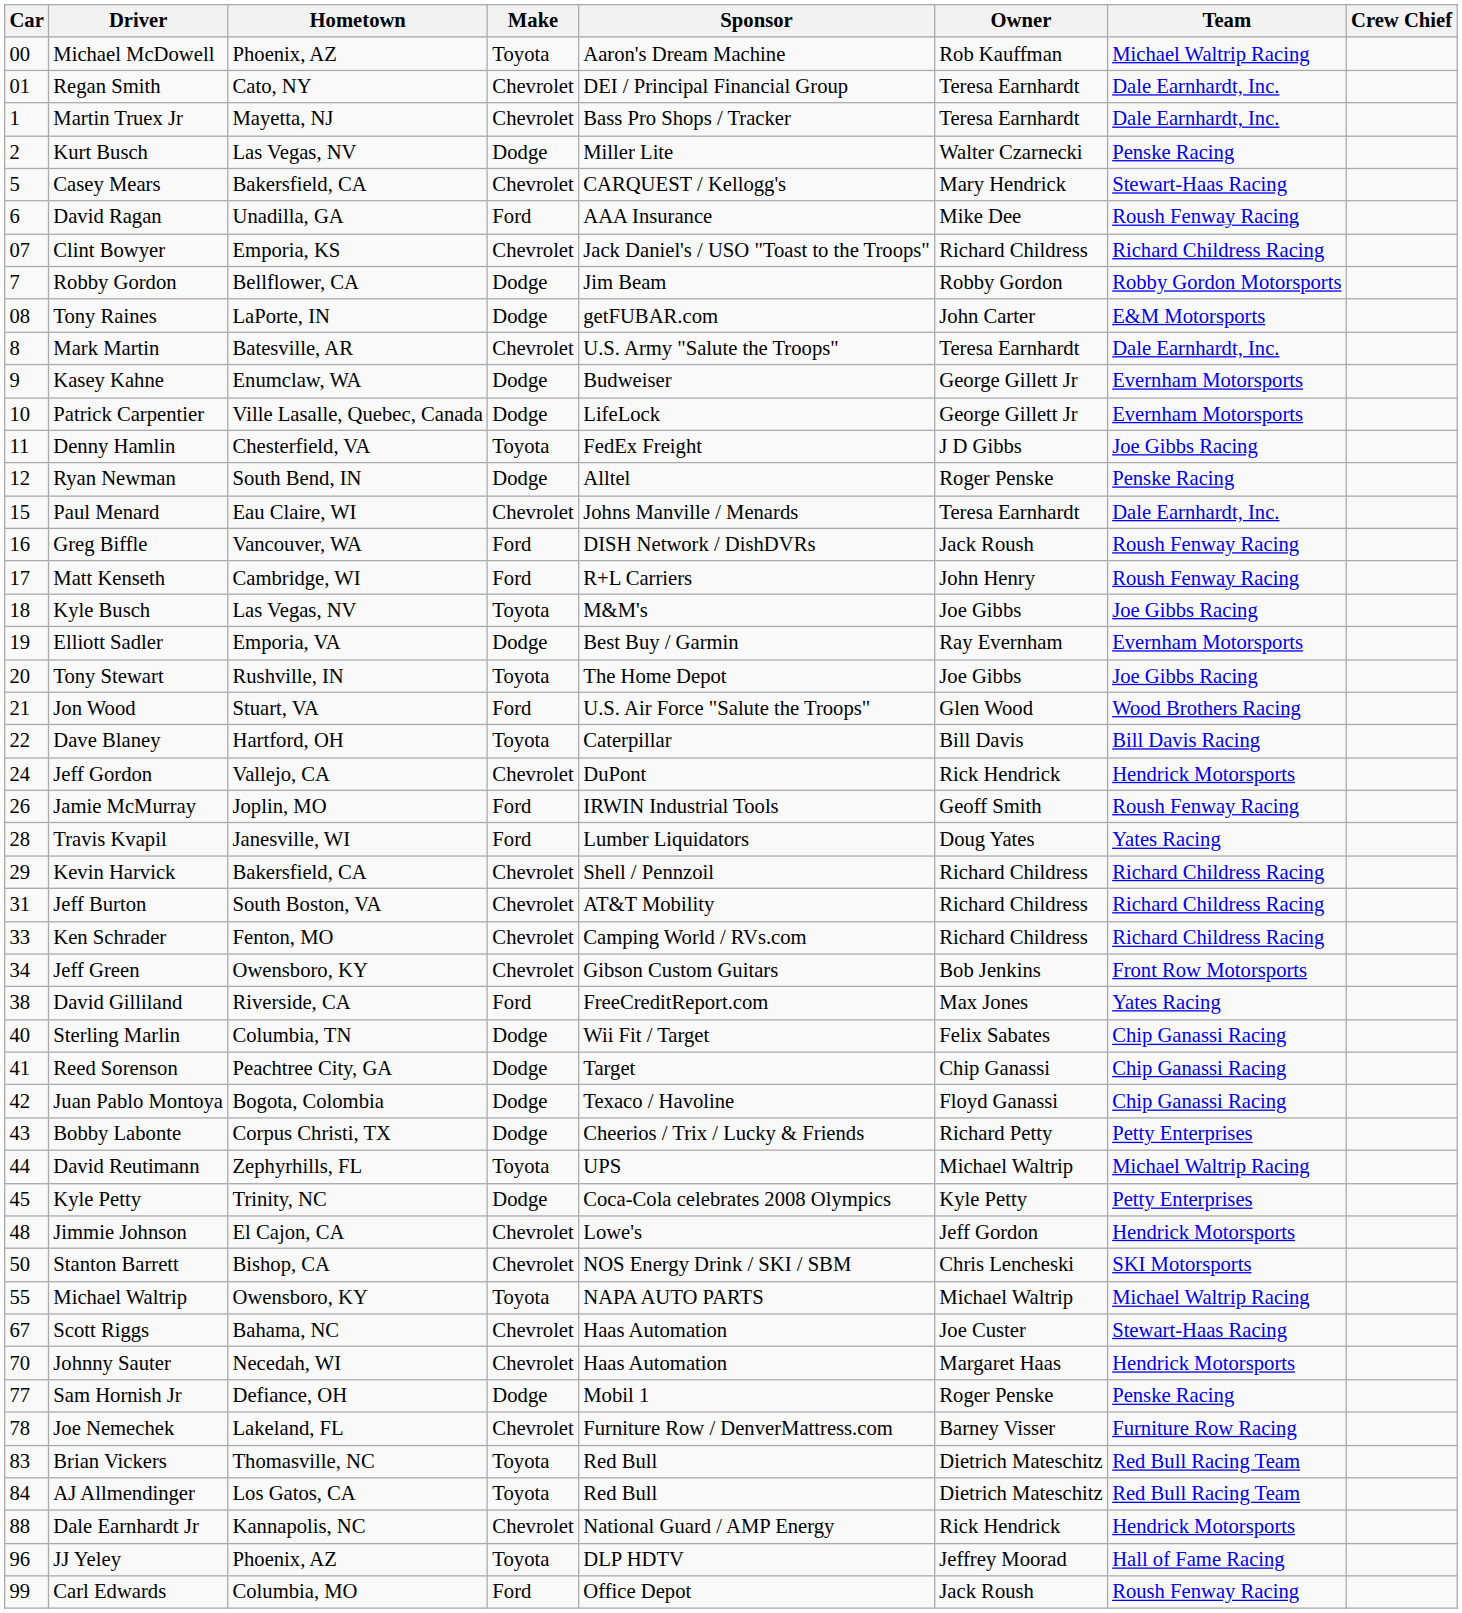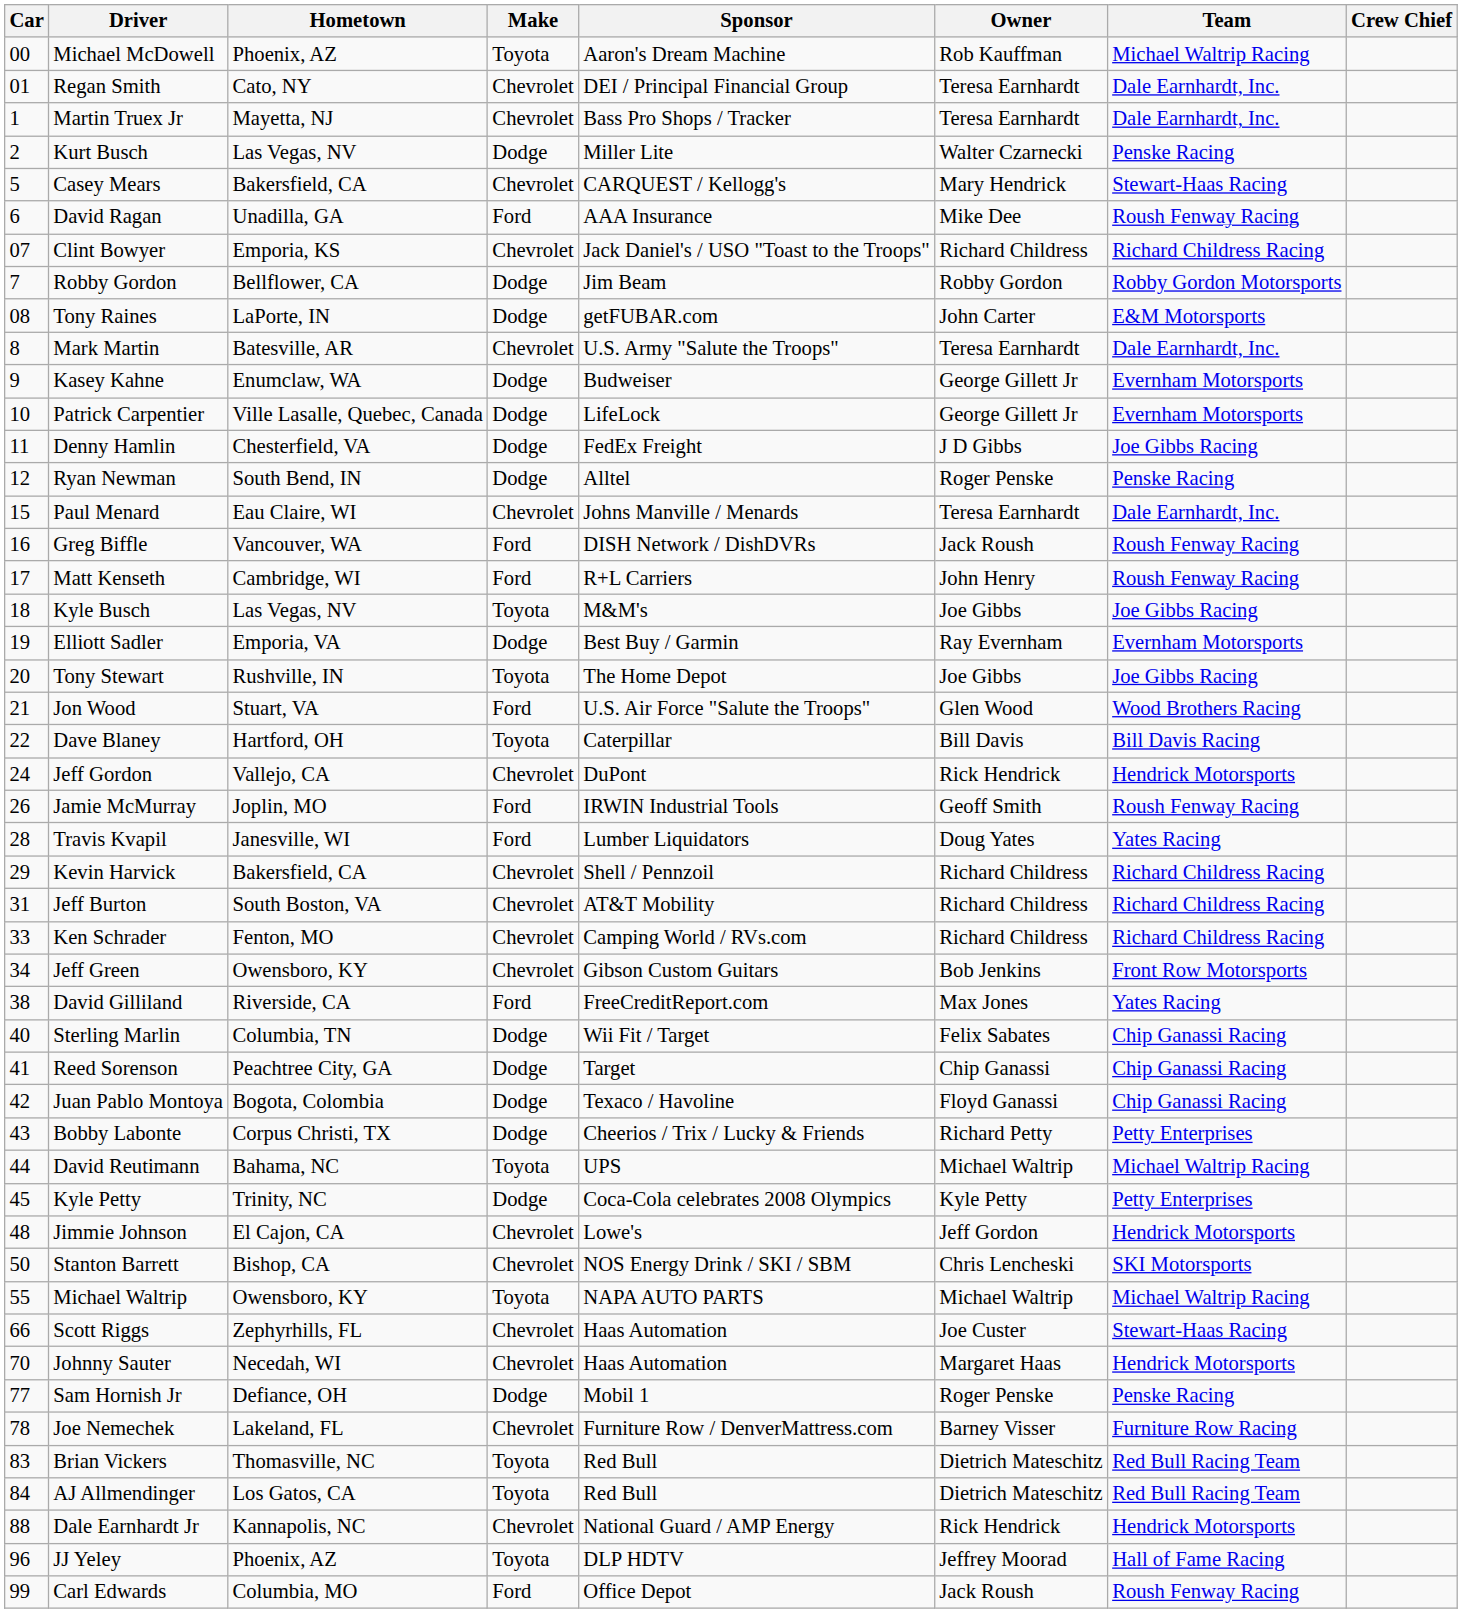(521, 446) Toyota -> (520, 446) Dodge
(297, 1166) Zephyrhills, FL -> (286, 1166) Bahama, NC
(20, 1330) 67 -> (20, 1330) 66
(286, 1330) Bahama, NC -> (297, 1330) Zephyrhills, FL
